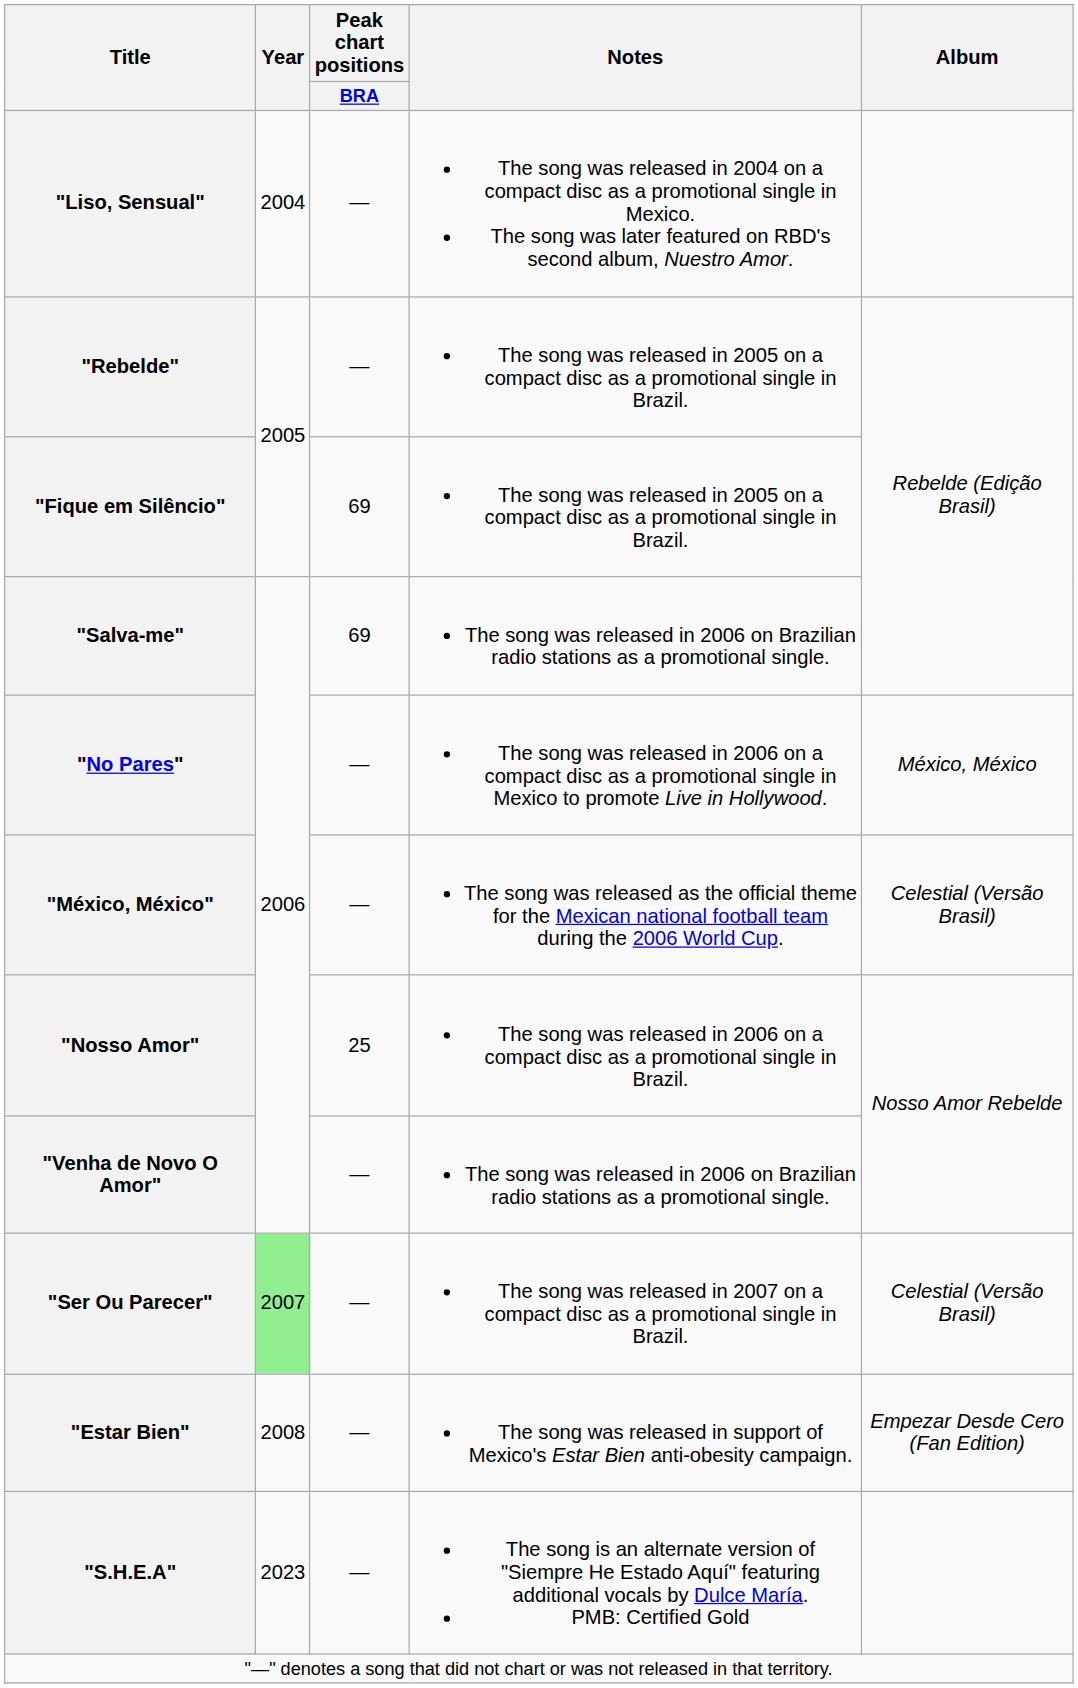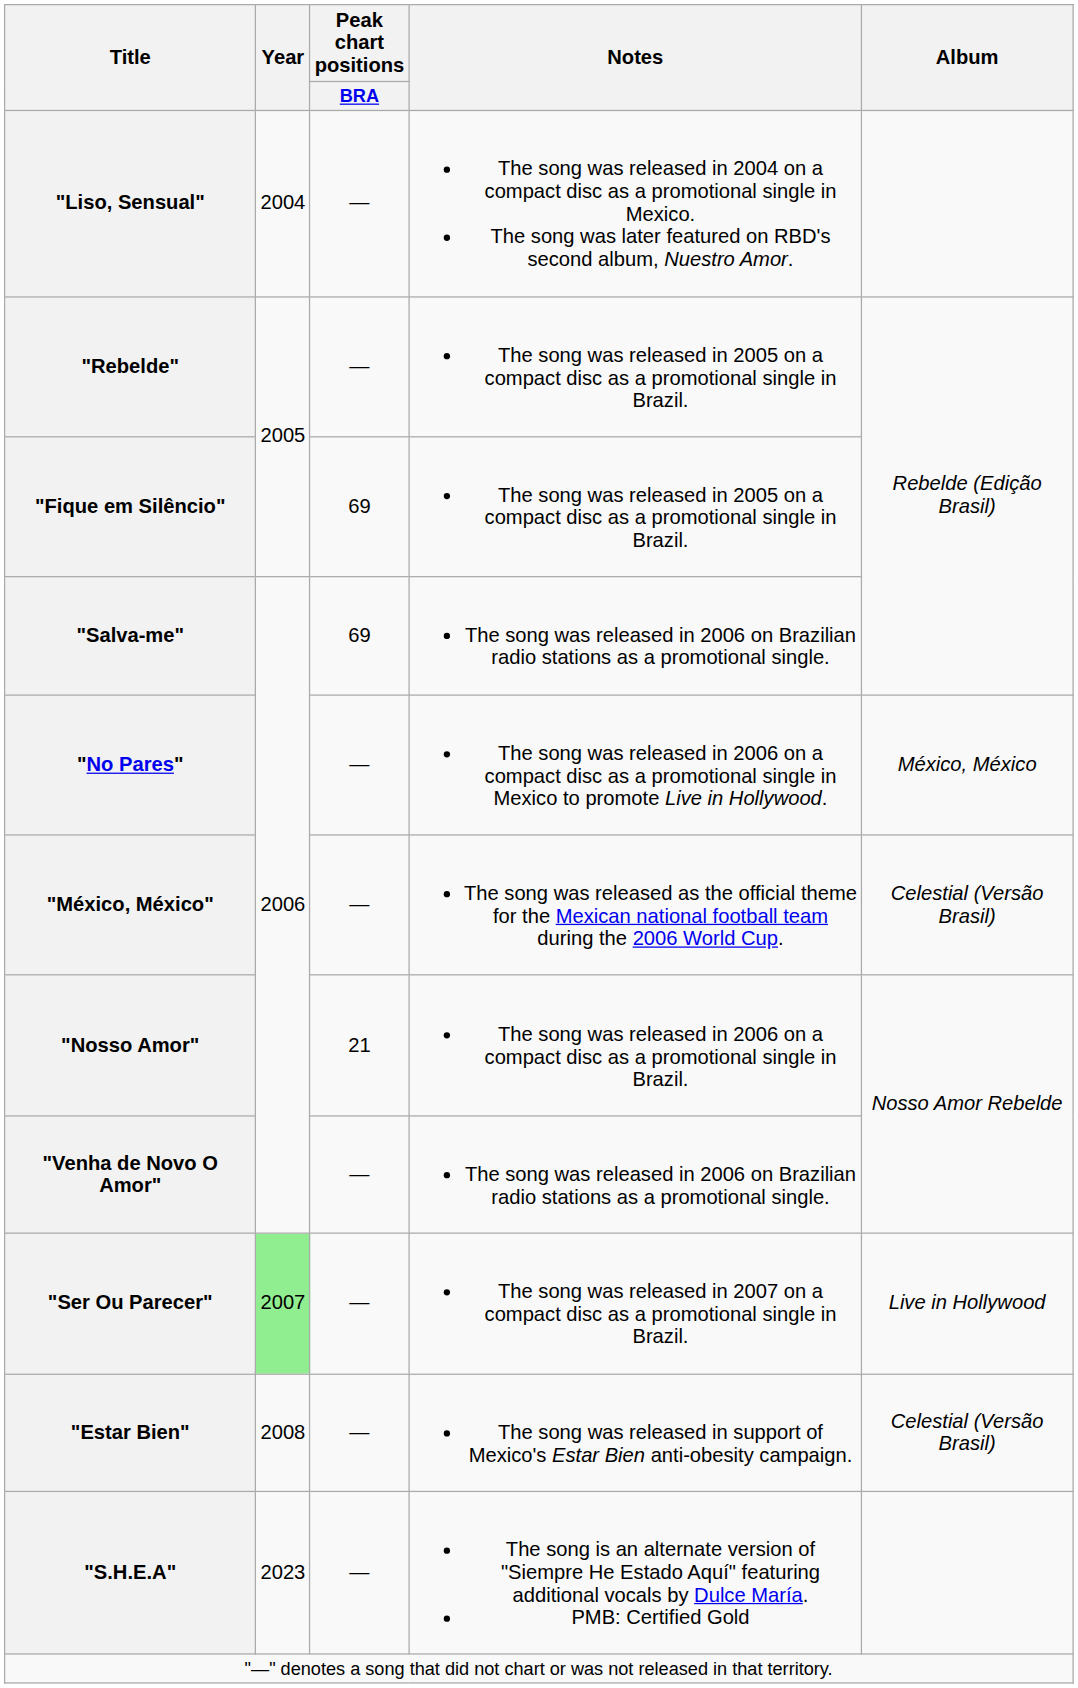(359, 1045) 25 -> (359, 1045) 21
(967, 1303) Celestial (Versão Brasil) -> (967, 1303) Live in Hollywood
(967, 1432) Empezar Desde Cero (Fan Edition) -> (967, 1432) Celestial (Versão Brasil)
